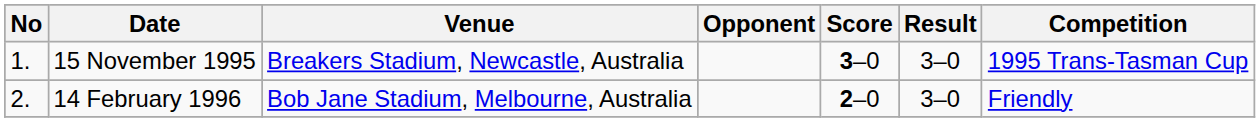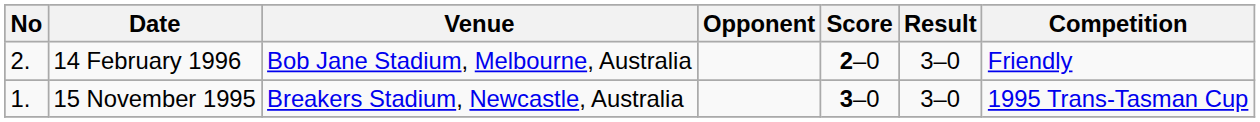rows swapped: (155, 61) <-> (147, 98)
